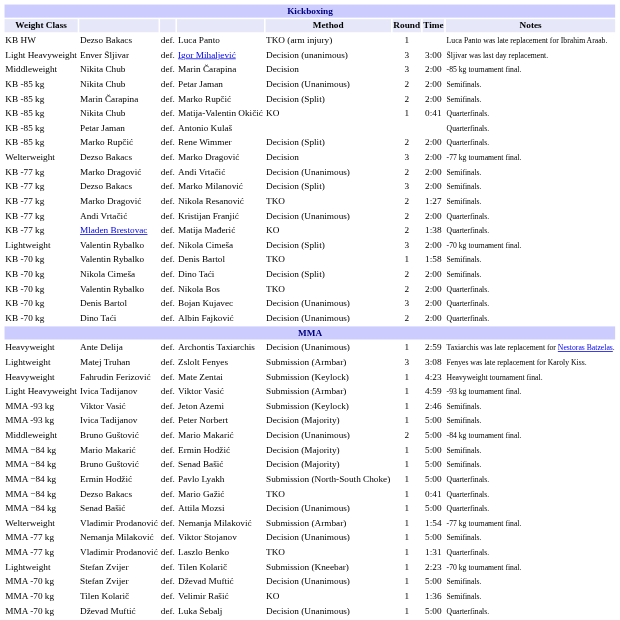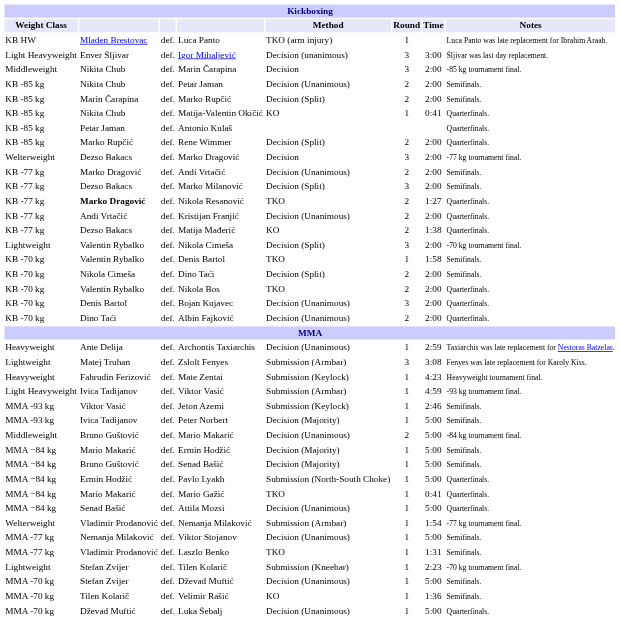(106, 40) Dezso Bakacs -> (114, 40) Mladen Brestovac
(111, 201) normal -> (113, 201) bold
(464, 201) Semifinals. -> (468, 201) Quarterfinals.
(114, 230) Mladen Brestovac -> (106, 230) Dezso Bakacs
(106, 493) Dezso Bakacs -> (108, 493) Mario Makarić
(468, 552) Quarterfinals. -> (464, 552) Semifinals.
